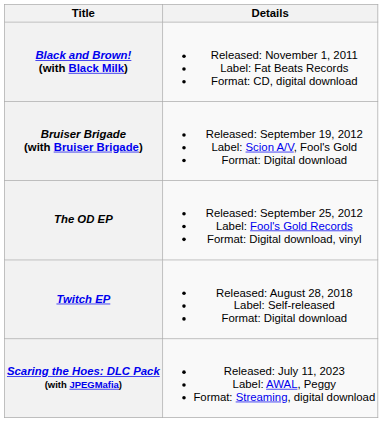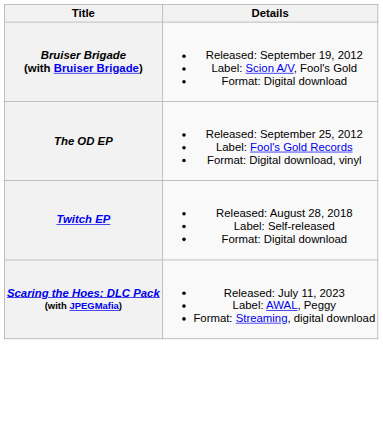- row: (83, 62)
